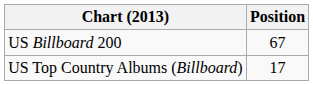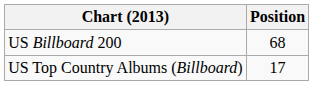(278, 42) 67 -> (278, 42) 68
